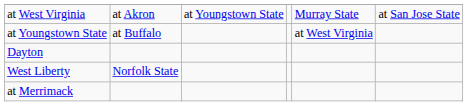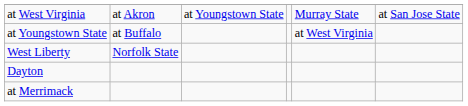rows swapped: (39, 71) <-> (25, 52)
